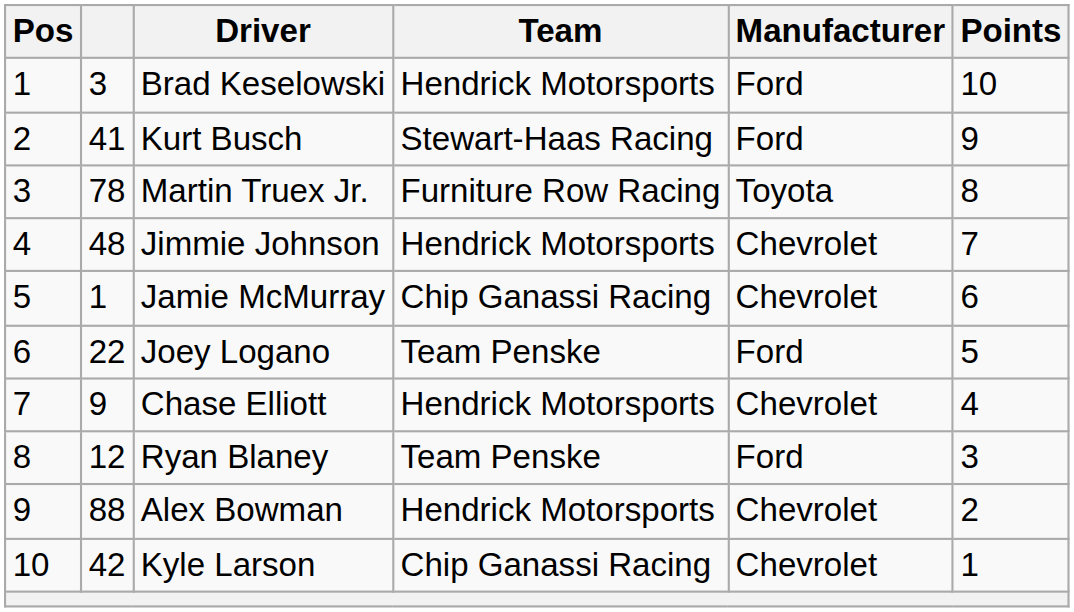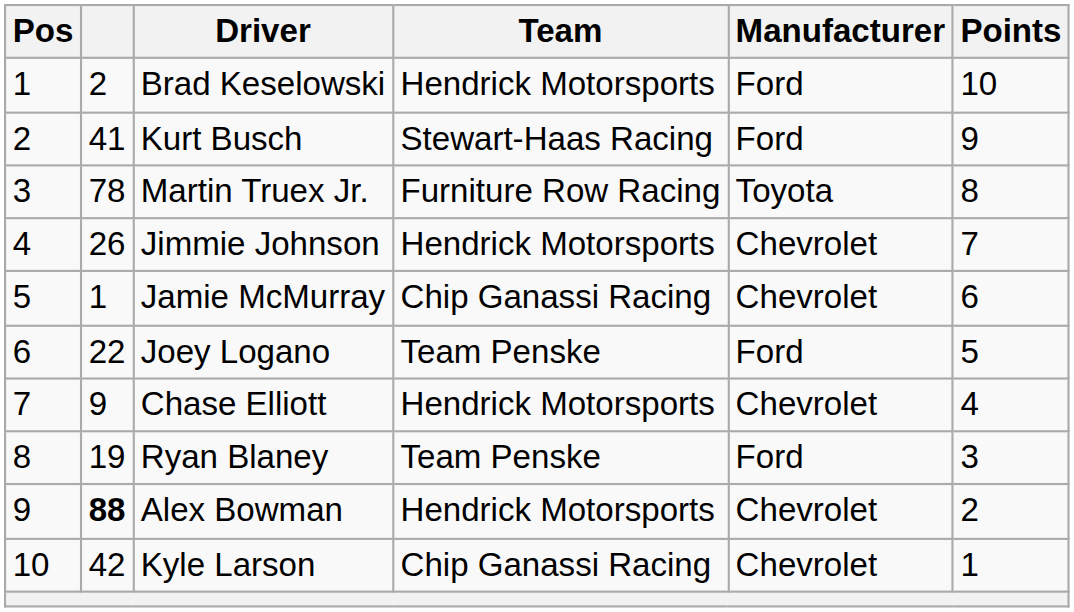(98, 84) 3 -> (98, 84) 2
(107, 243) 48 -> (107, 243) 26
(107, 457) 12 -> (107, 457) 19
(107, 510) normal -> (107, 510) bold
